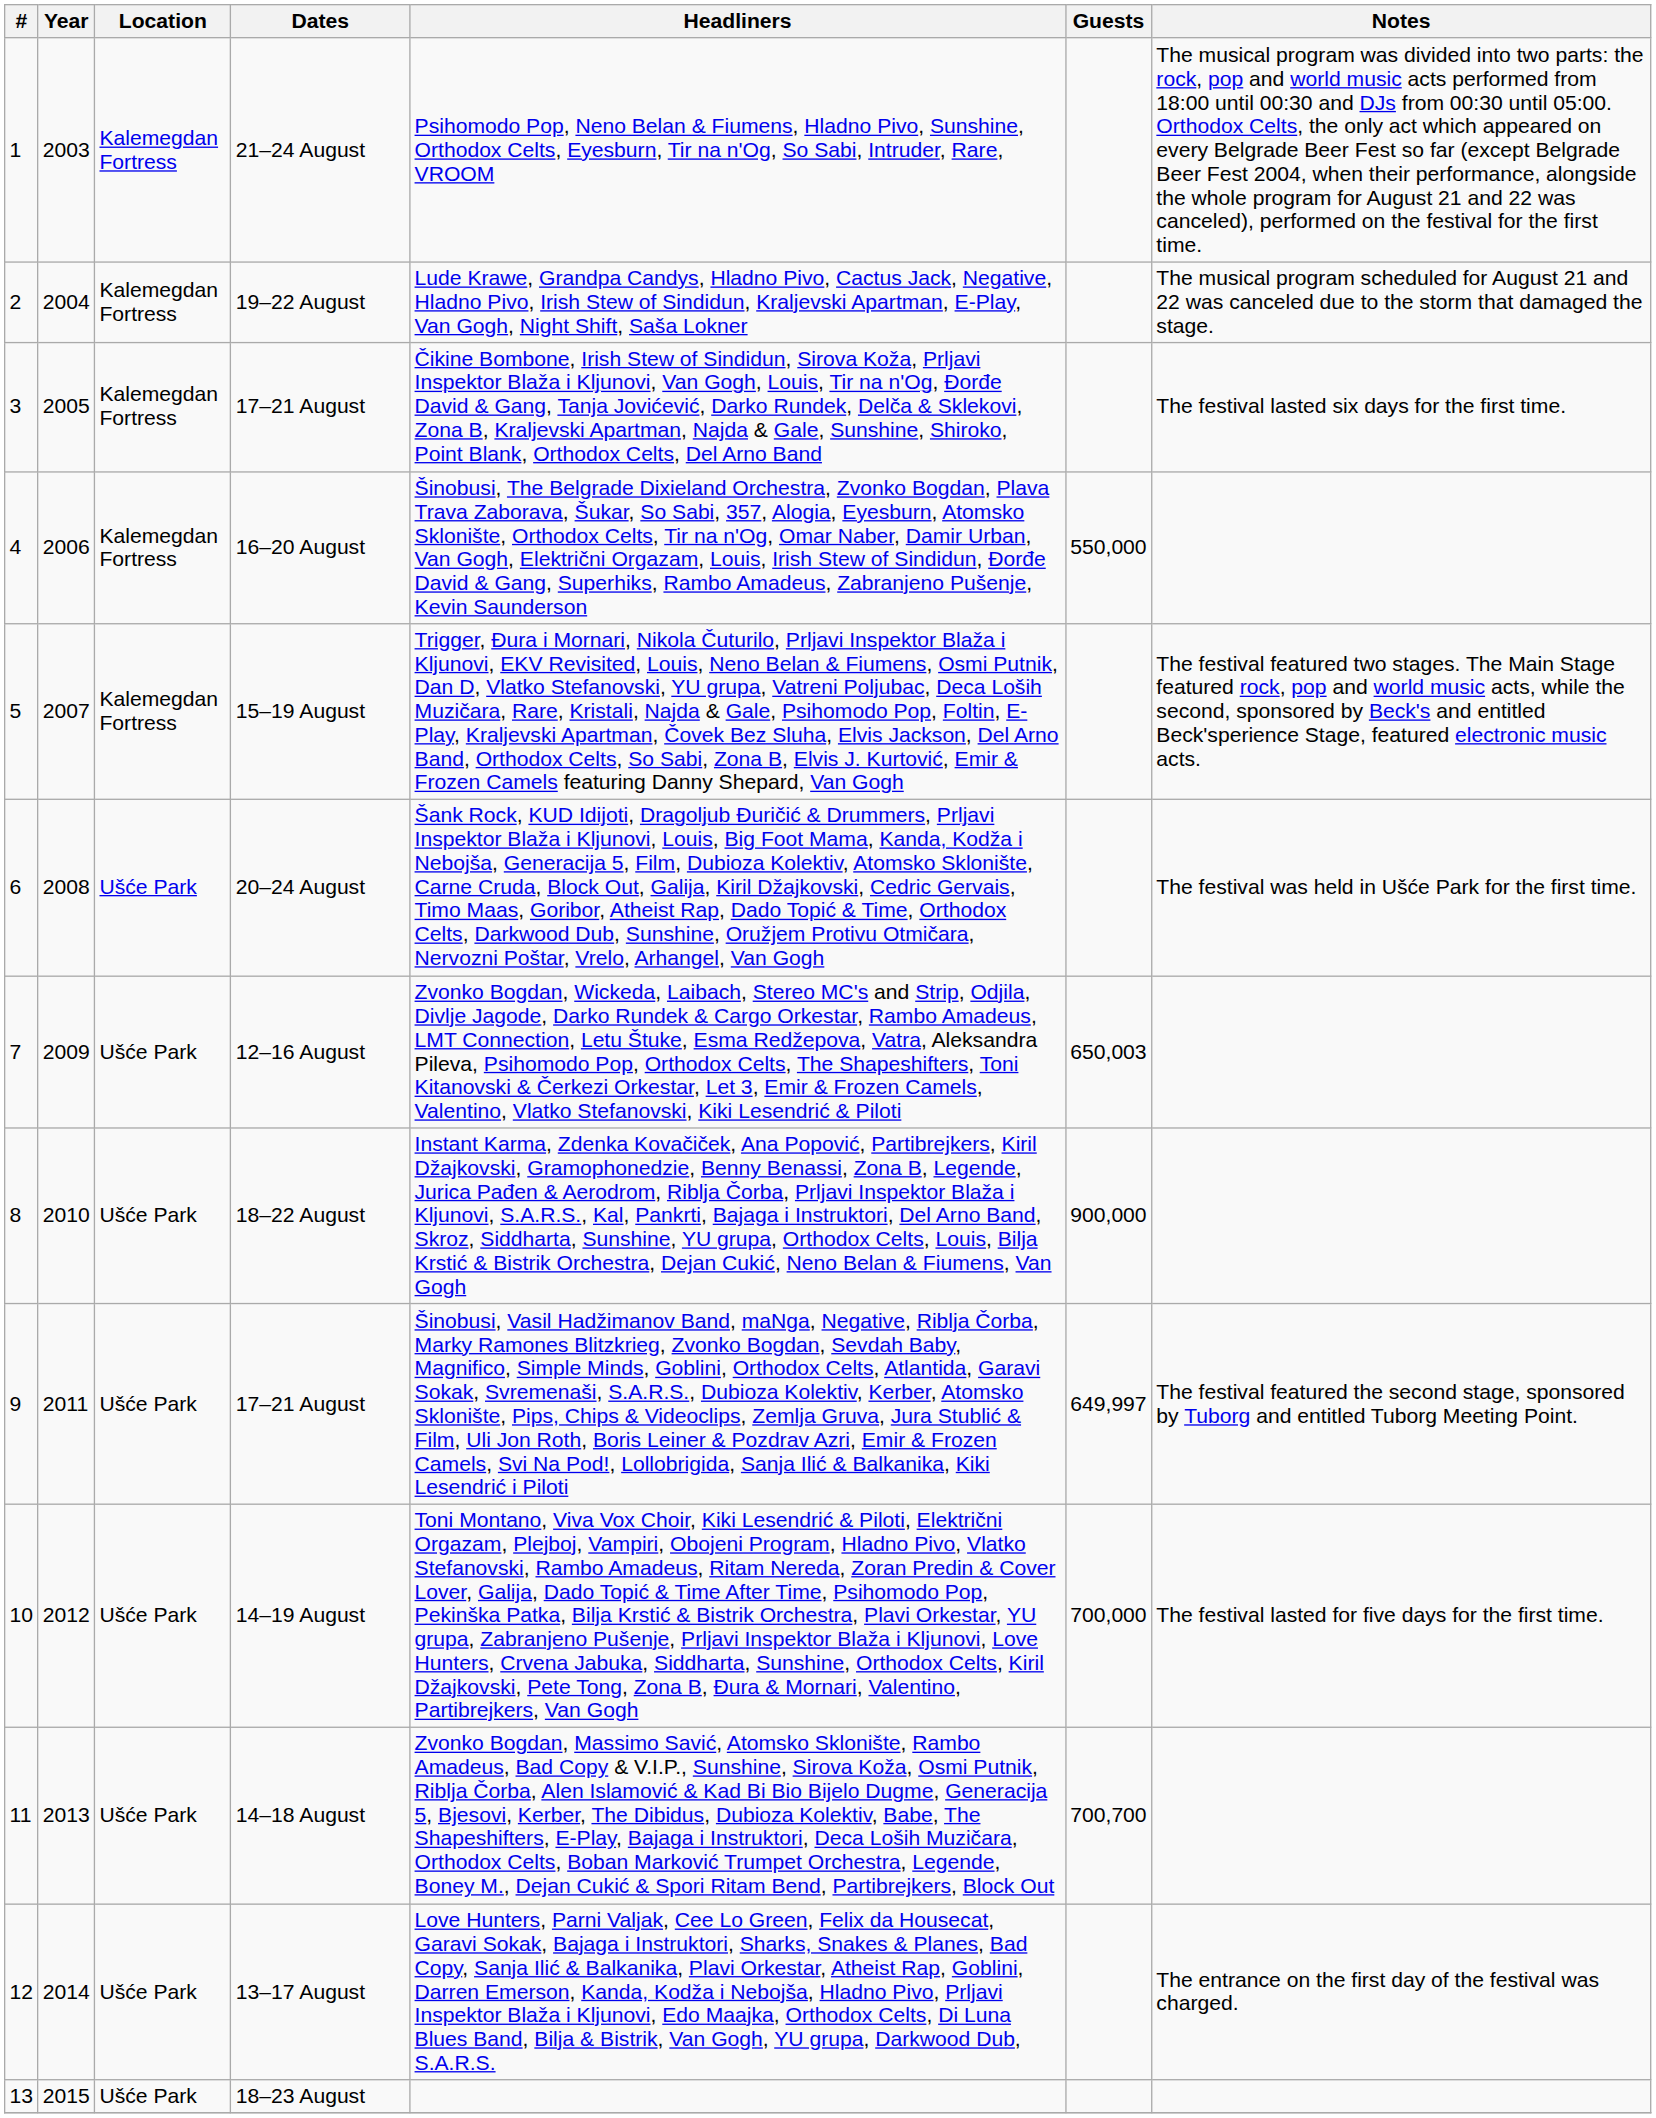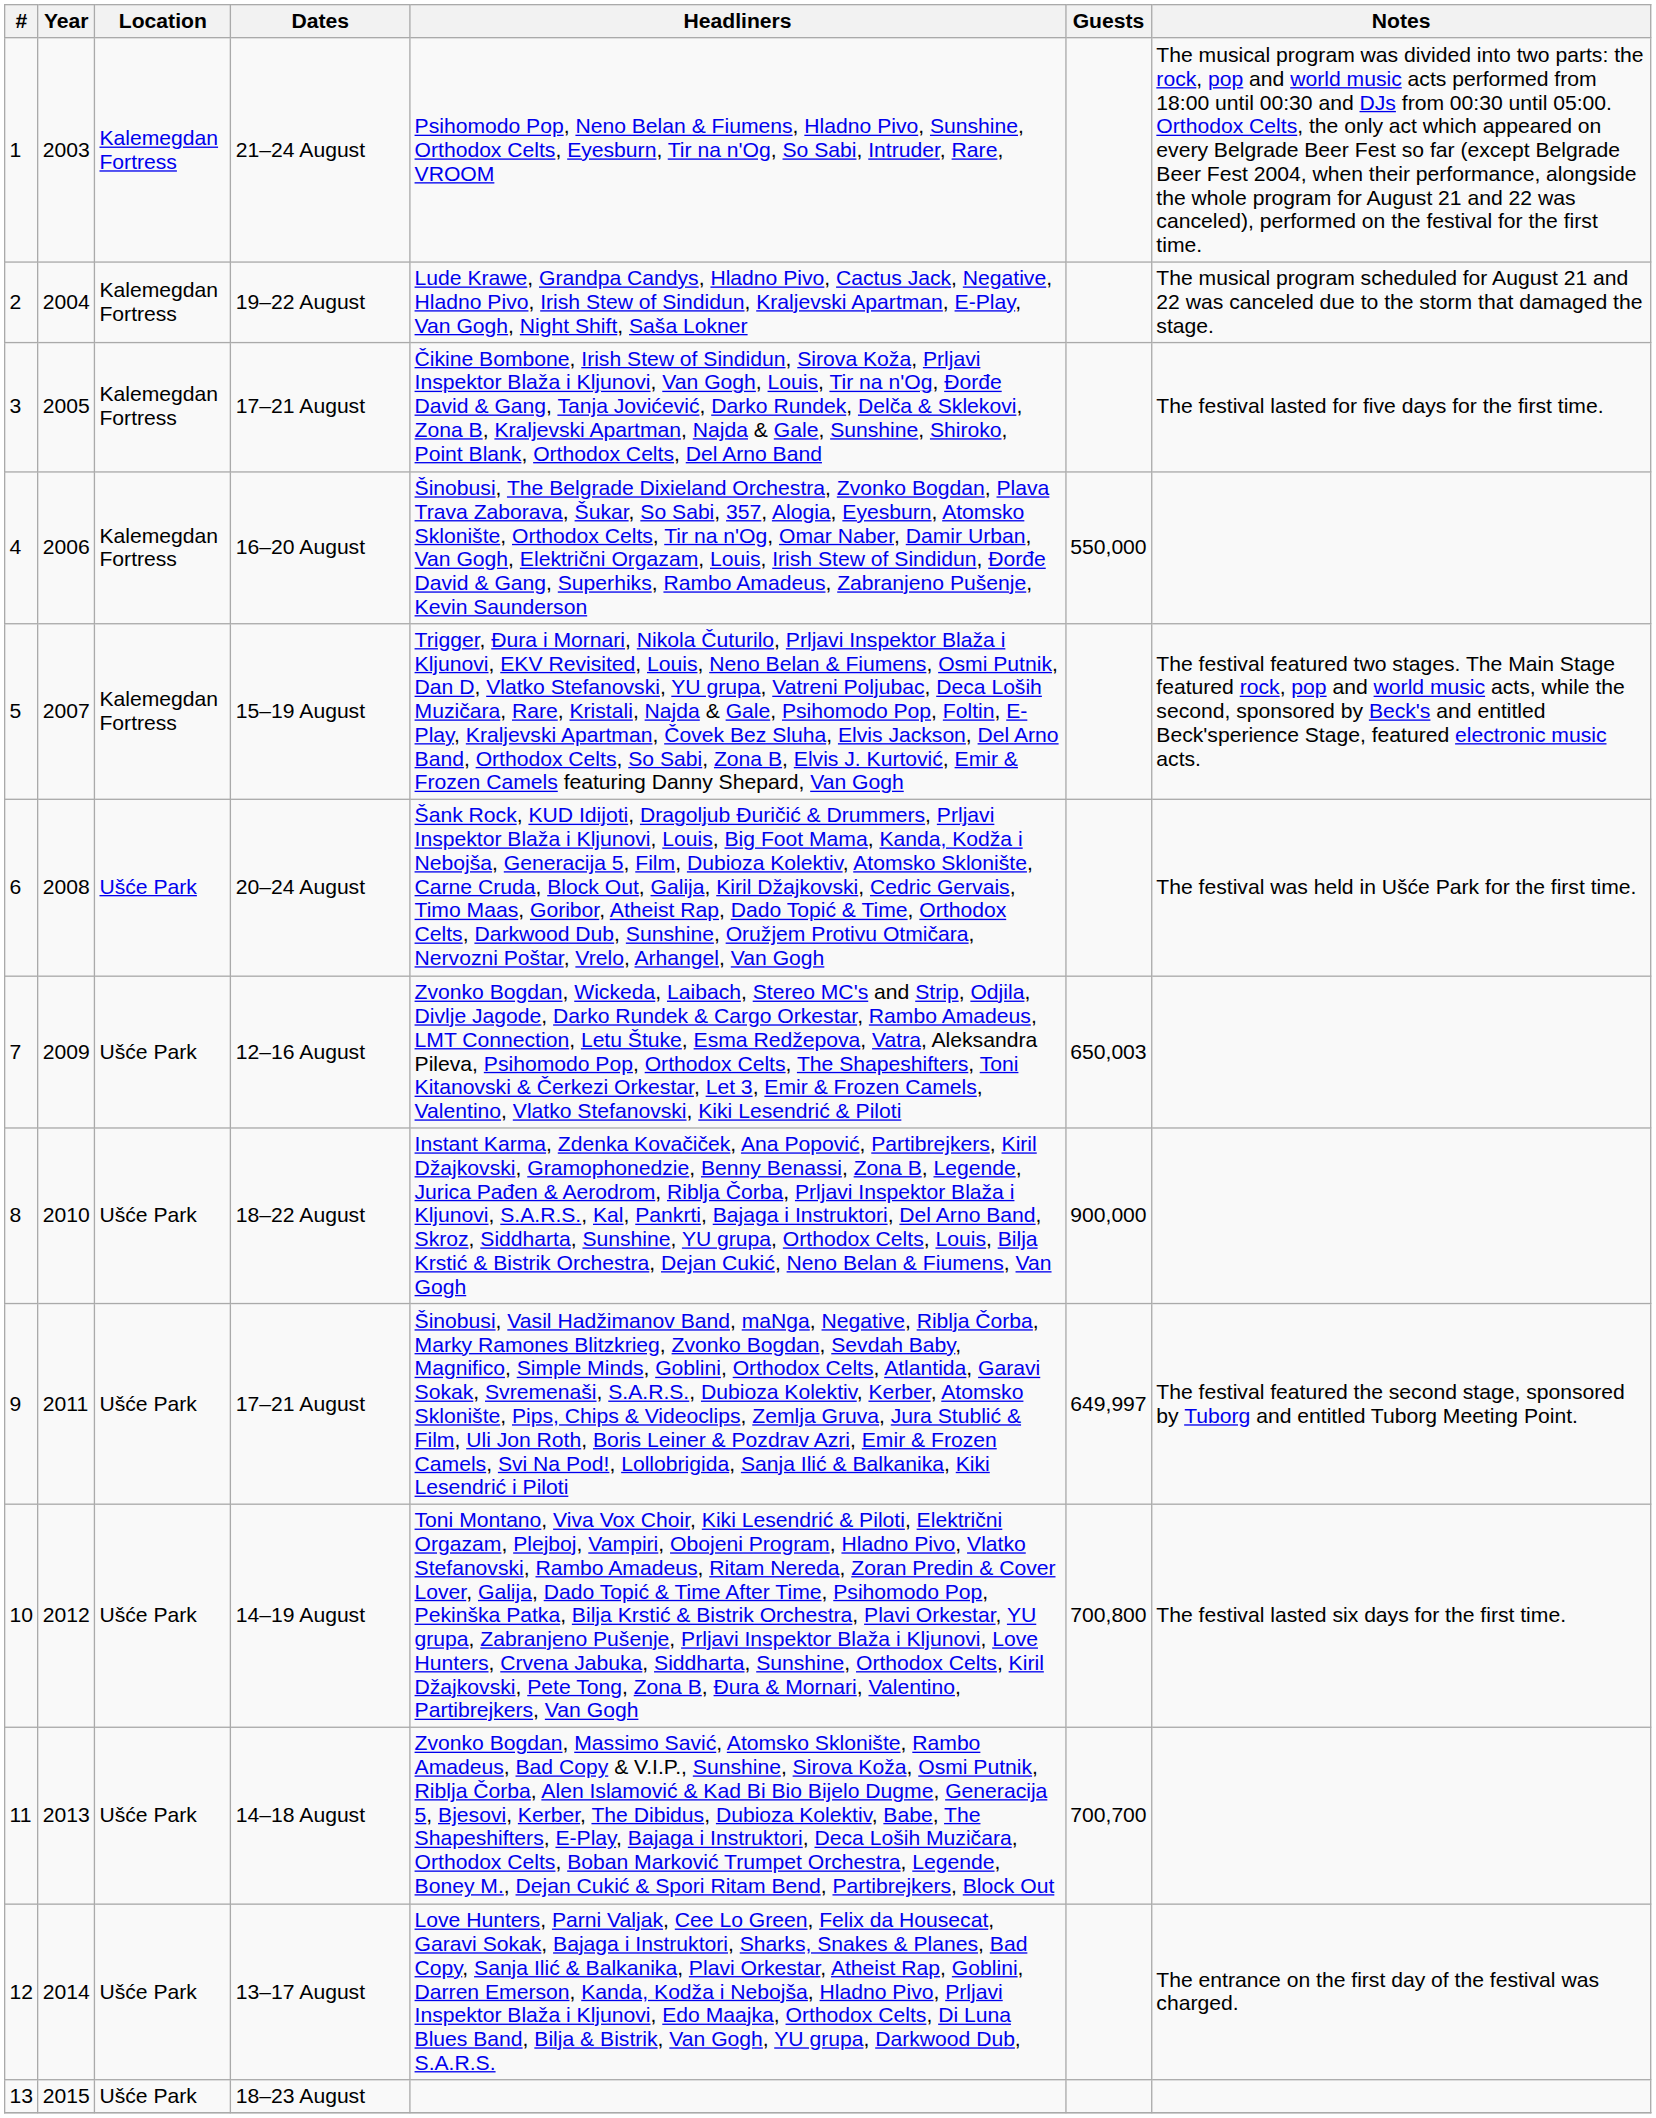(1361, 406) The festival lasted six days for the first time. -> (1380, 406) The festival lasted for five days for the first time.
(1108, 1615) 700,000 -> (1108, 1615) 700,800
(1380, 1615) The festival lasted for five days for the first time. -> (1361, 1615) The festival lasted six days for the first time.
